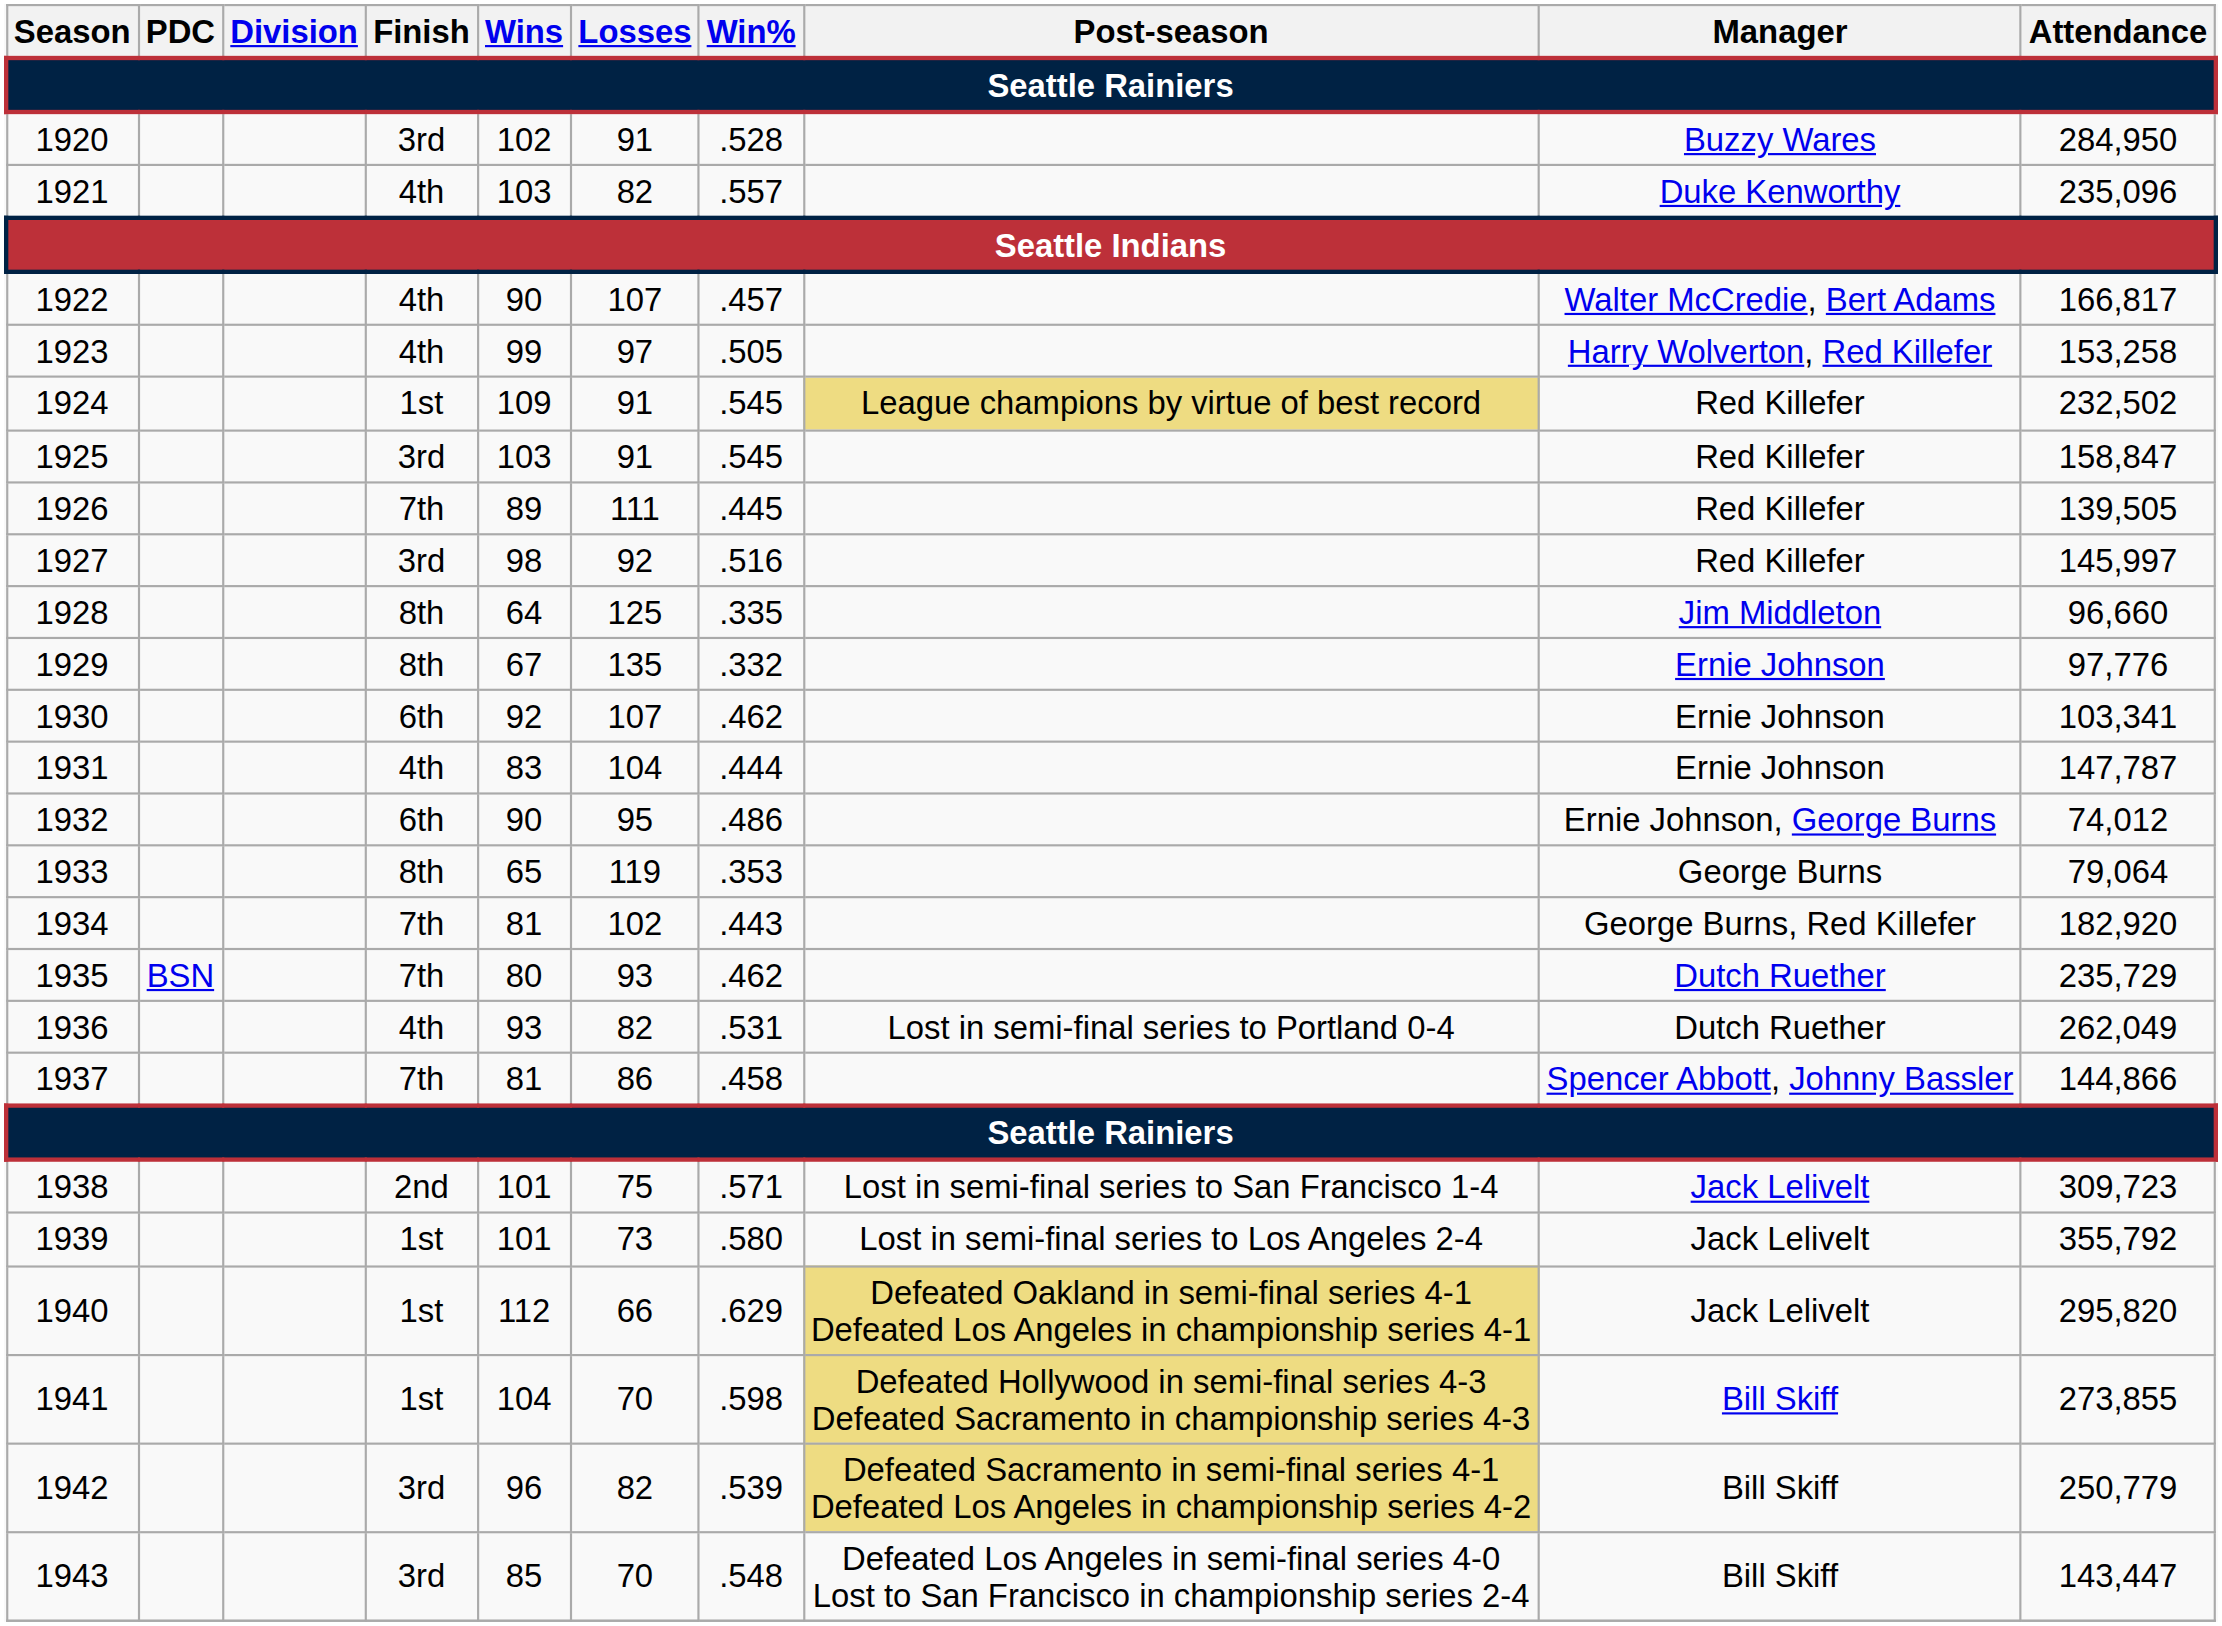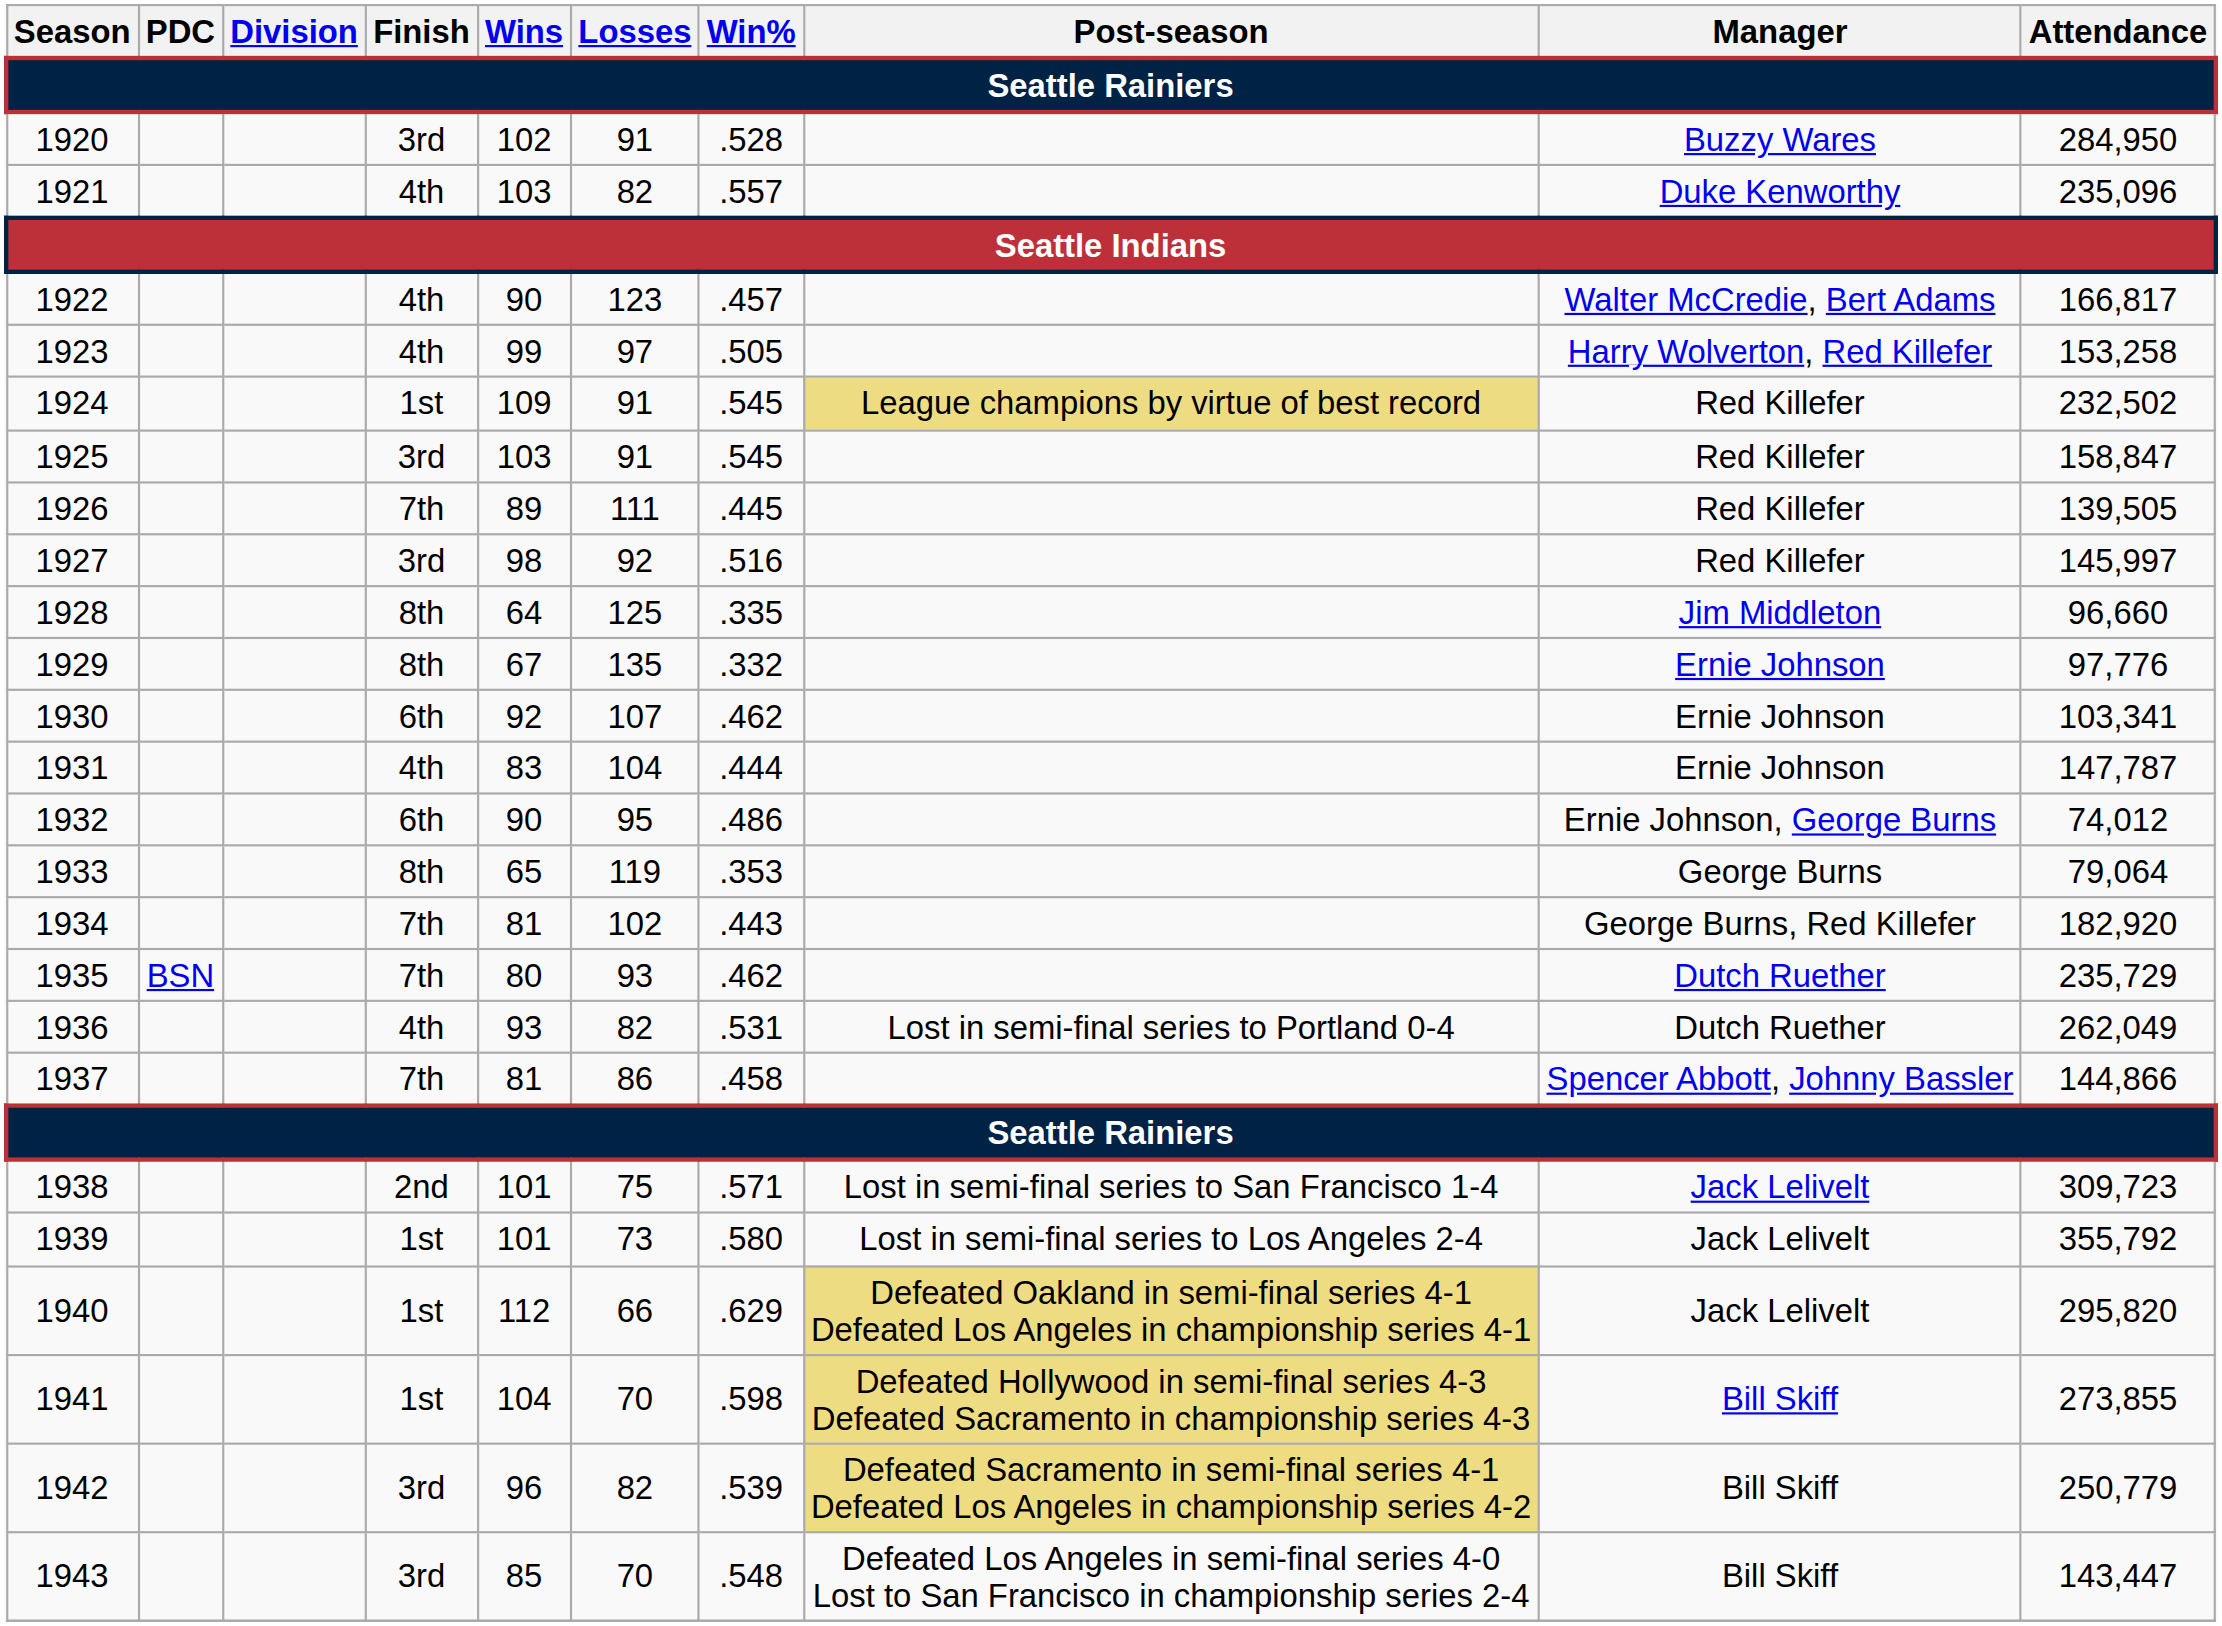(635, 300) 107 -> (635, 300) 123
